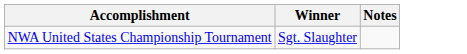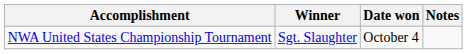+ column: (391, 15)
